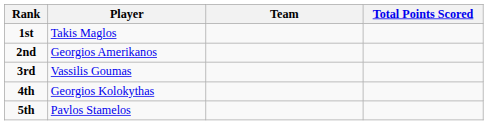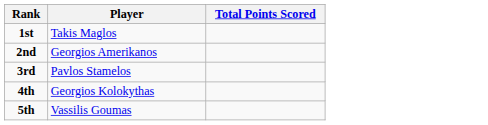- column: (284, 14)
(91, 71) Vassilis Goumas -> (91, 71) Pavlos Stamelos
(91, 110) Pavlos Stamelos -> (91, 110) Vassilis Goumas
